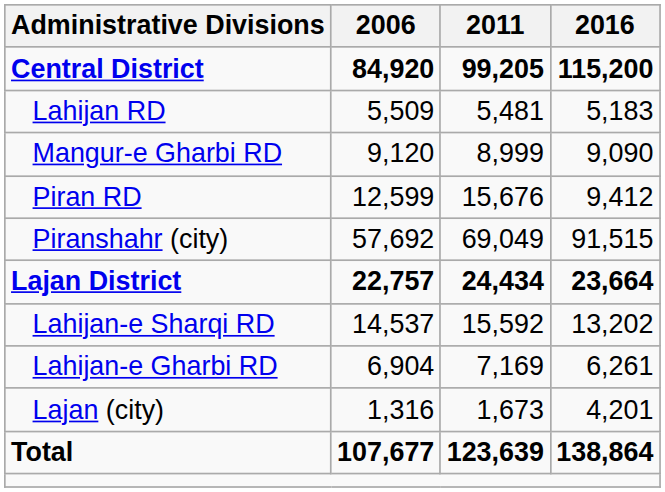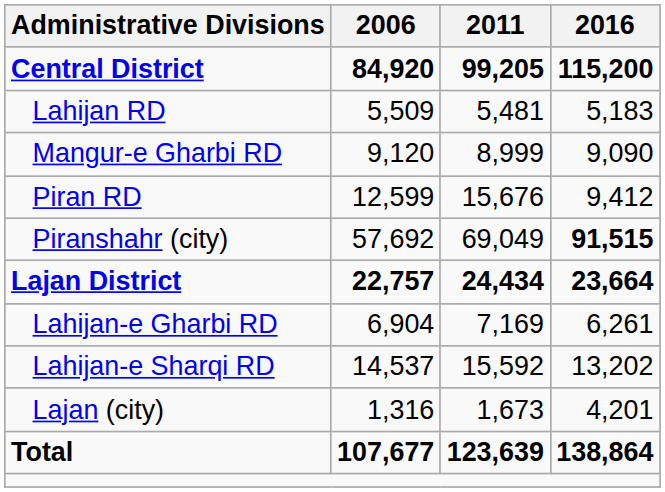(612, 238) normal -> (612, 238) bold
rows swapped: (155, 366) <-> (154, 324)
